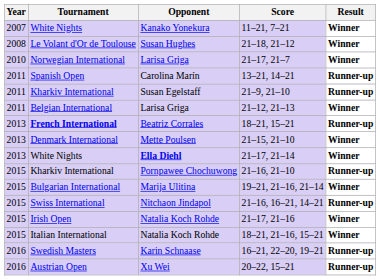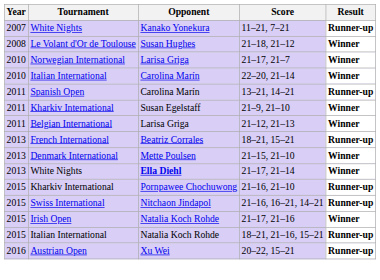(344, 28) Winner -> (351, 28) Runner-up
+ row: (268, 76)
(351, 92) Runner-up -> (344, 108) Winner
(74, 124) bold -> (70, 140) normal
- row: (283, 187)
(344, 235) Winner -> (351, 235) Runner-up
- row: (283, 251)
